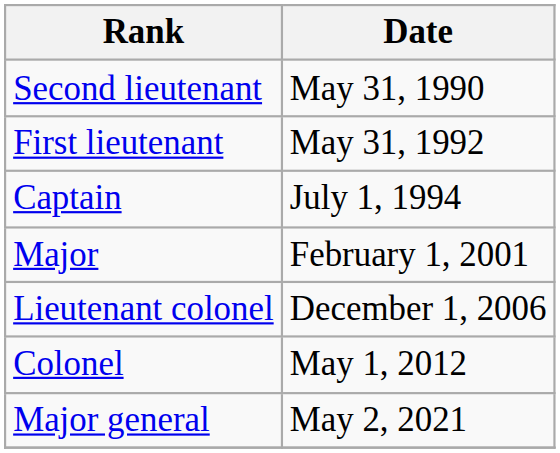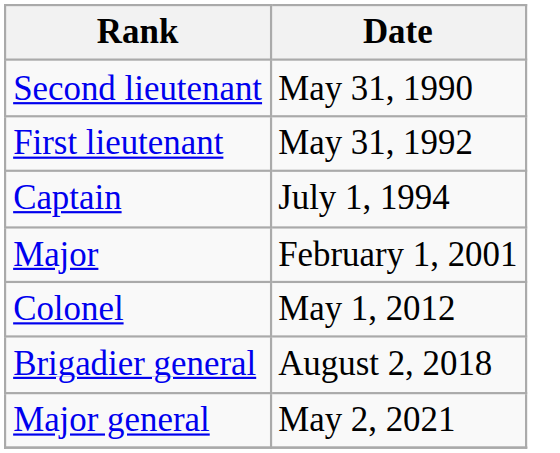- row: (143, 308)
+ row: (135, 364)
